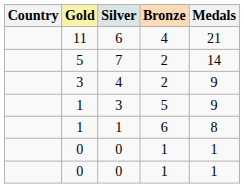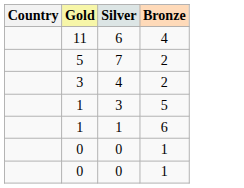- column: (214, 15)
